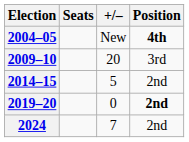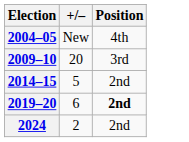- column: (78, 15)
(157, 37) bold -> (119, 37) normal
(113, 103) 0 -> (76, 103) 6
(113, 125) 7 -> (76, 125) 2
